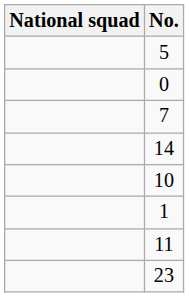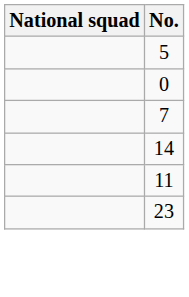- row: (164, 180)
- row: (164, 212)
